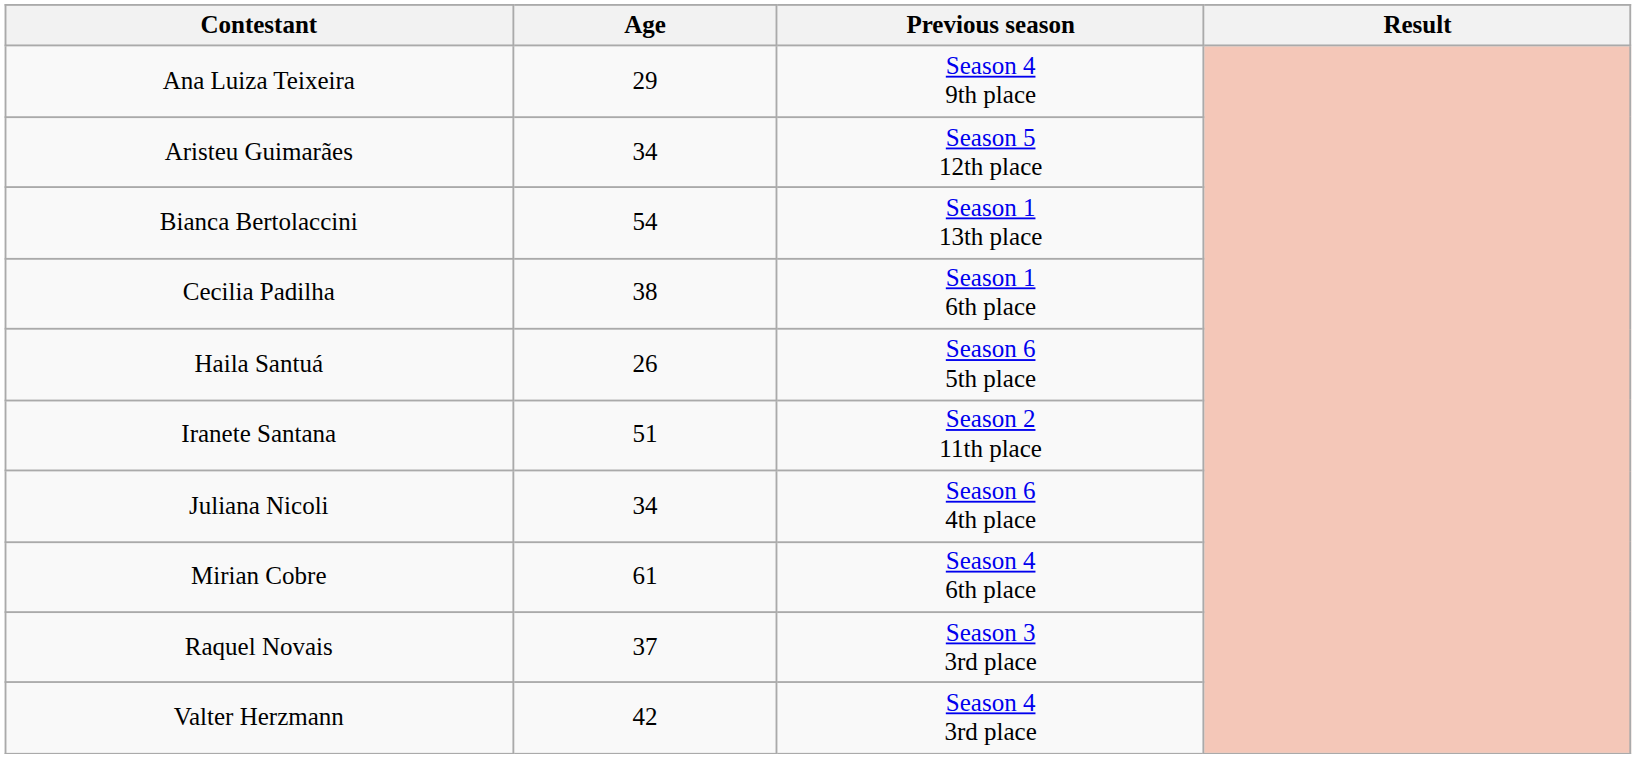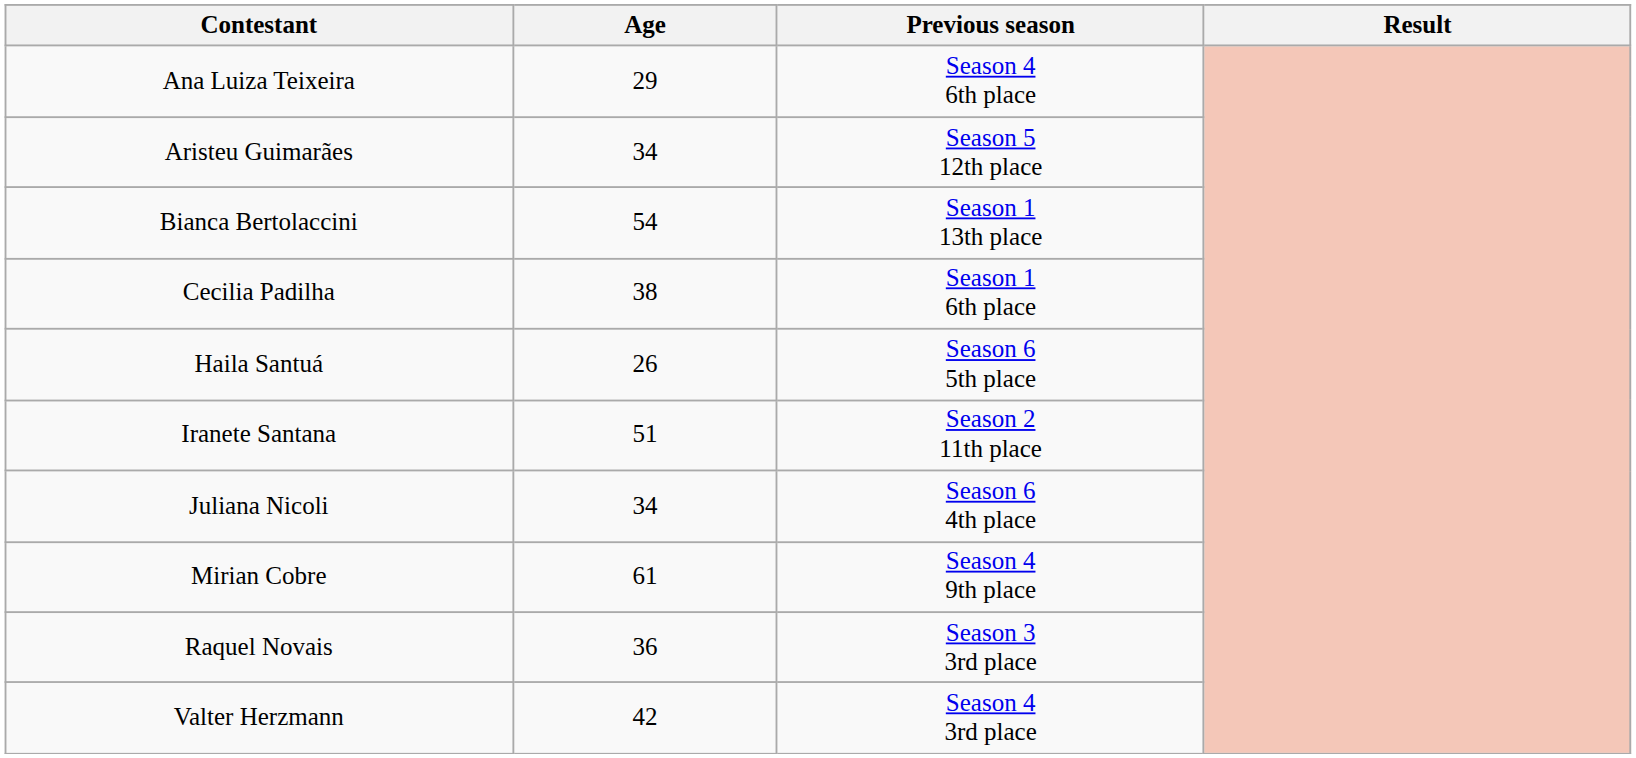(991, 80) Season 4 9th place -> (991, 80) Season 4 6th place
(991, 575) Season 4 6th place -> (991, 575) Season 4 9th place
(645, 646) 37 -> (645, 646) 36
